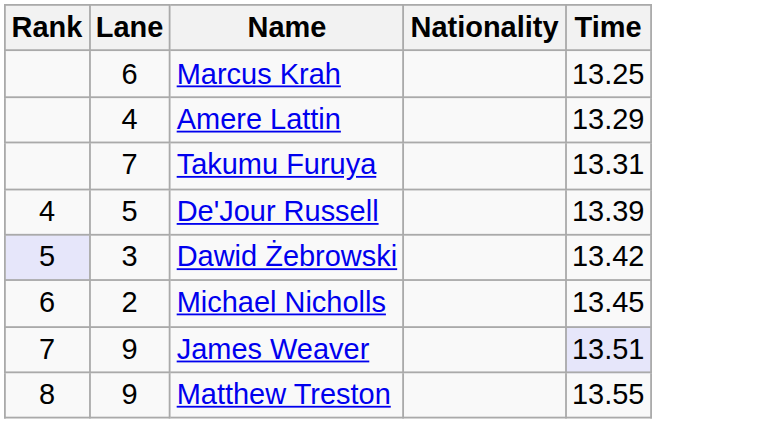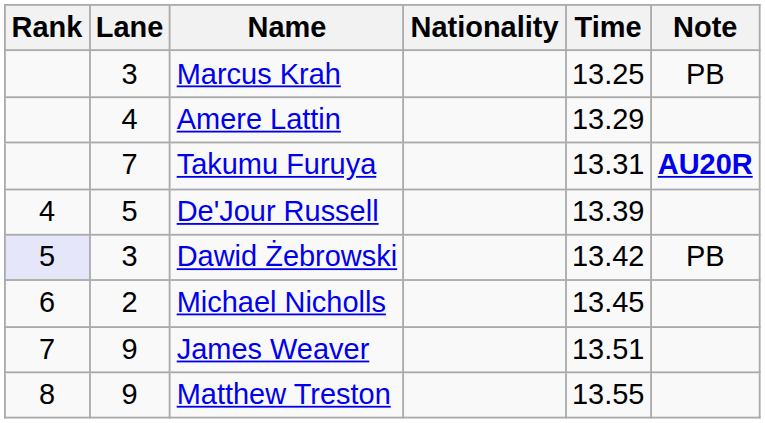+ column: (705, 27)
(130, 73) 6 -> (130, 73) 3
(608, 348) lavender background -> (608, 348) no background
